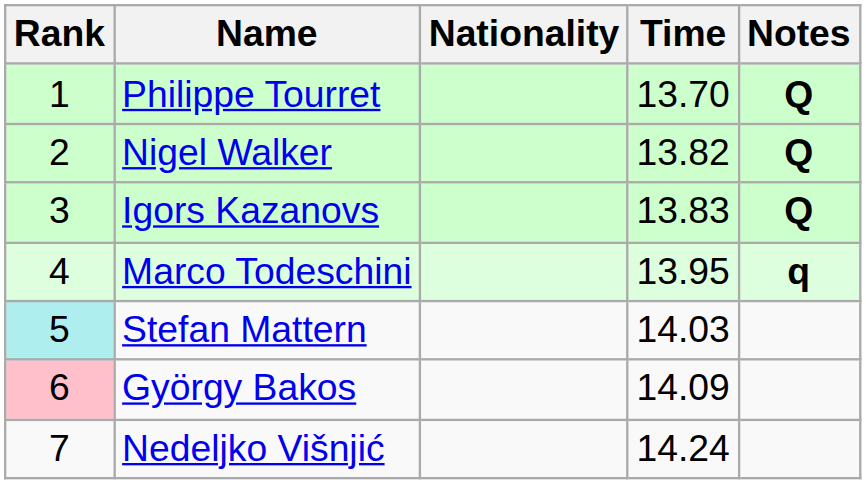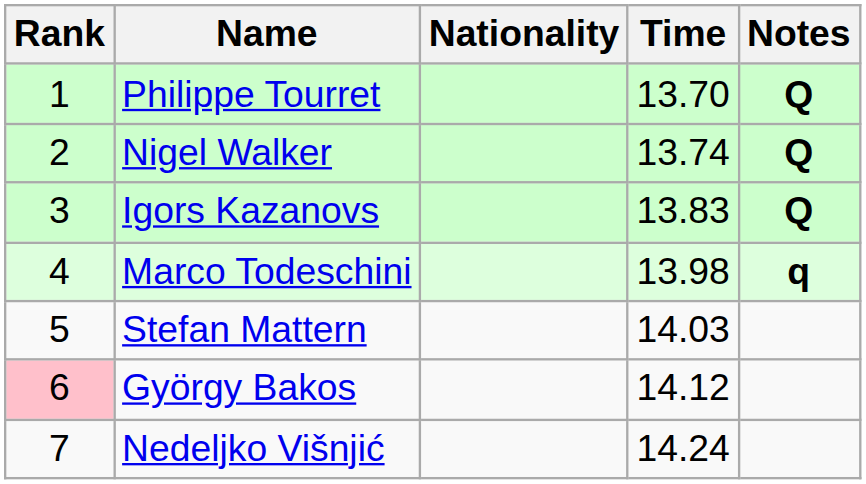(683, 152) 13.82 -> (683, 152) 13.74
(683, 270) 13.95 -> (683, 270) 13.98
(59, 329) paleturquoise background -> (59, 329) no background
(683, 388) 14.09 -> (683, 388) 14.12
